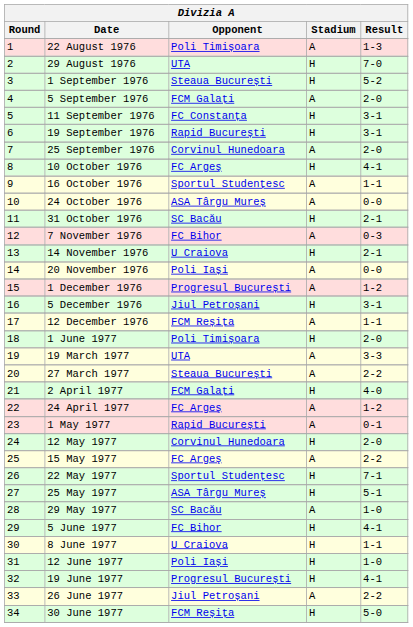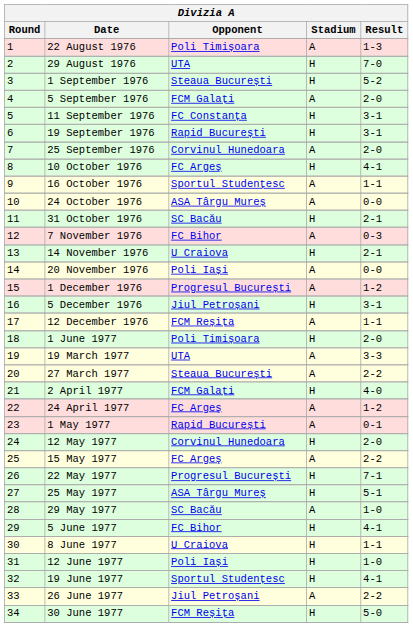(228, 476) Sportul Studențesc -> (231, 476) Progresul București
(231, 579) Progresul București -> (228, 579) Sportul Studențesc
